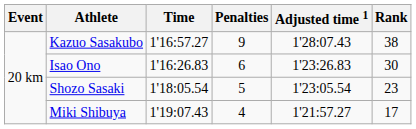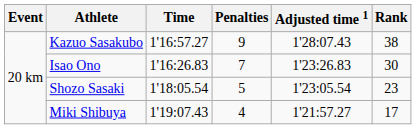(242, 66) 6 -> (242, 66) 7
